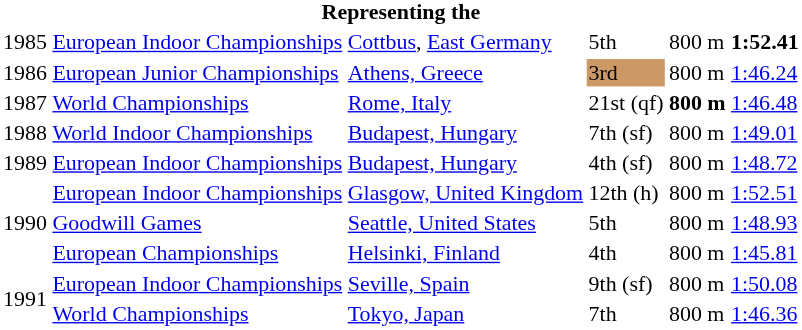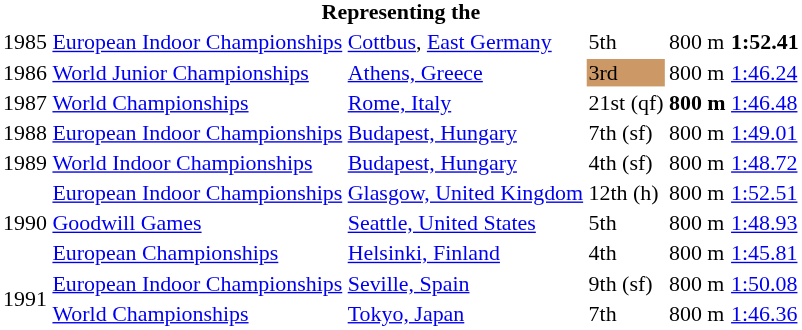(196, 72) European Junior Championships -> (181, 72) World Junior Championships
(182, 132) World Indoor Championships -> (197, 132) European Indoor Championships
(197, 162) European Indoor Championships -> (182, 162) World Indoor Championships
